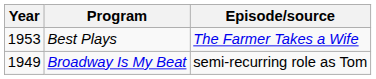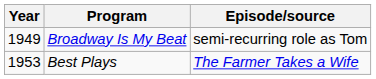rows swapped: (117, 62) <-> (82, 39)
